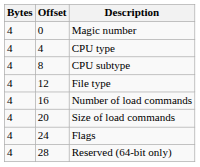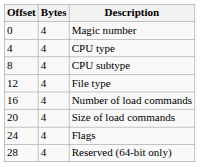columns swapped: (52, 13) <-> (20, 13)
